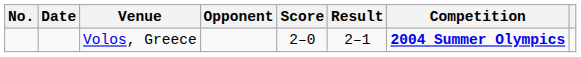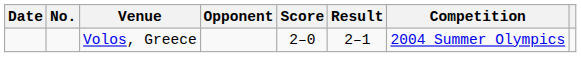columns swapped: (21, 16) <-> (59, 16)
(478, 40) bold -> (478, 40) normal
